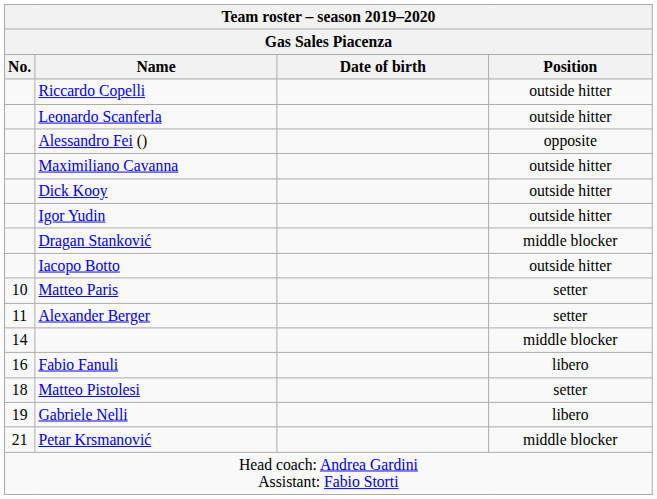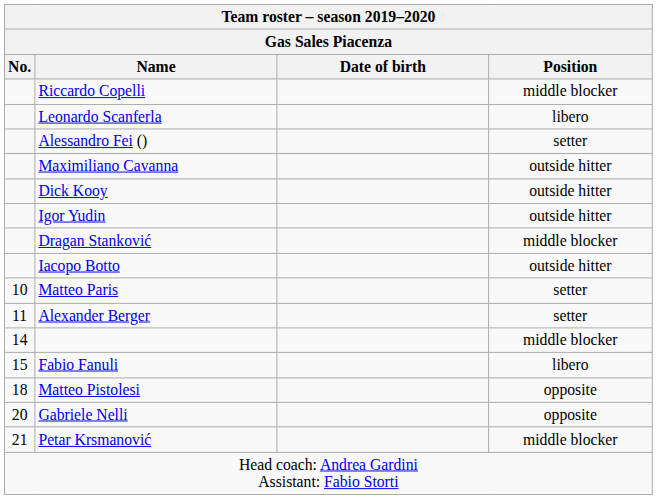(570, 91) outside hitter -> (570, 91) middle blocker
(570, 116) outside hitter -> (570, 116) libero
(570, 141) opposite -> (570, 141) setter
(20, 365) 16 -> (20, 365) 15
(570, 389) setter -> (570, 389) opposite
(20, 414) 19 -> (20, 414) 20
(570, 414) libero -> (570, 414) opposite
